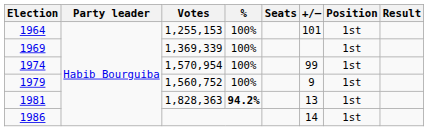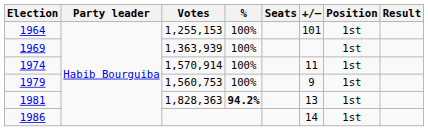(194, 48) 1,369,339 -> (194, 48) 1,363,939
(194, 65) 1,570,954 -> (194, 65) 1,570,914
(312, 65) 99 -> (312, 65) 11
(194, 83) 1,560,752 -> (194, 83) 1,560,753
